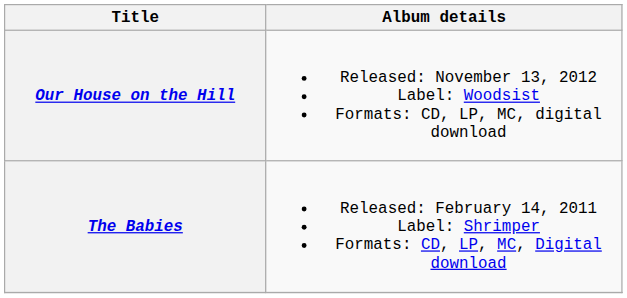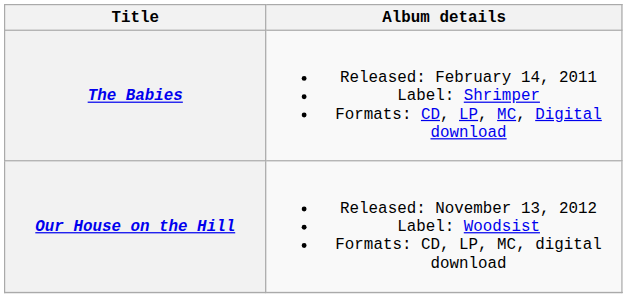rows swapped: (135, 227) <-> (135, 96)
